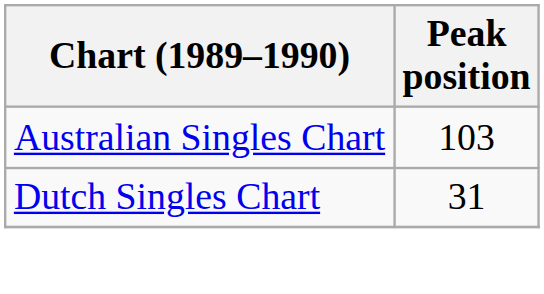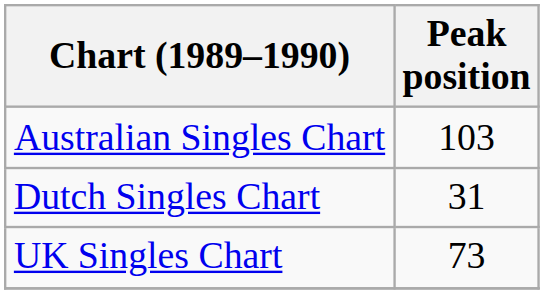+ row: (148, 256)
